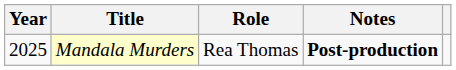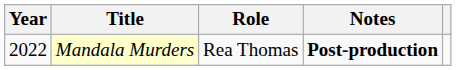(28, 49) 2025 -> (28, 49) 2022
